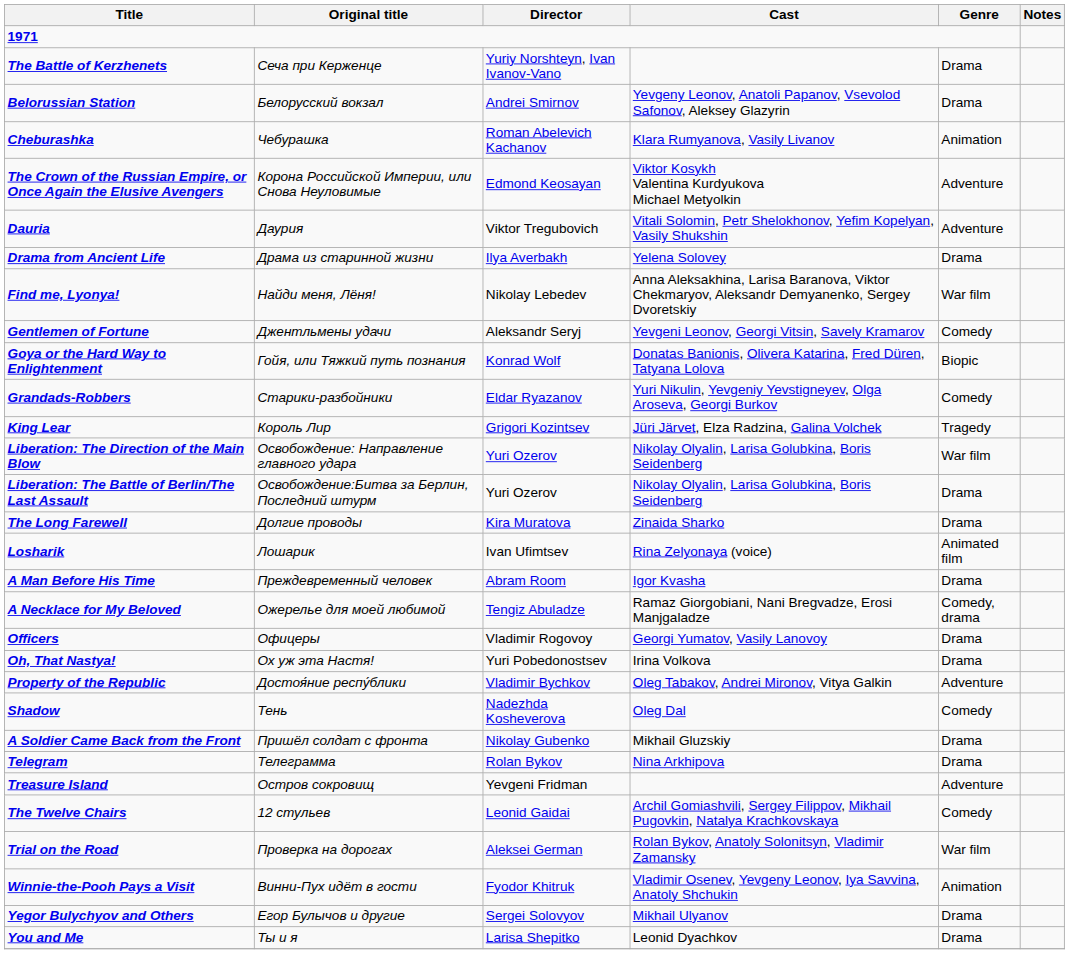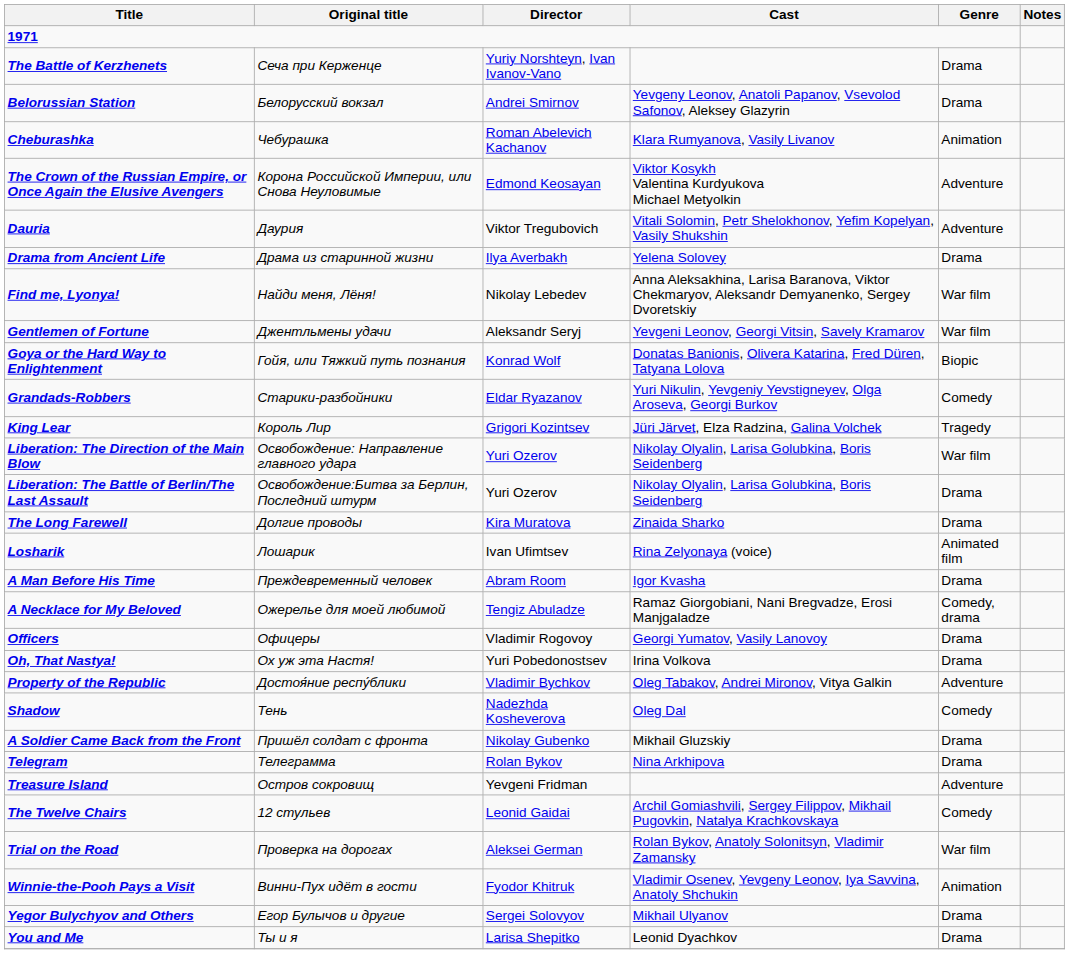(967, 331) Comedy -> (966, 331) War film
